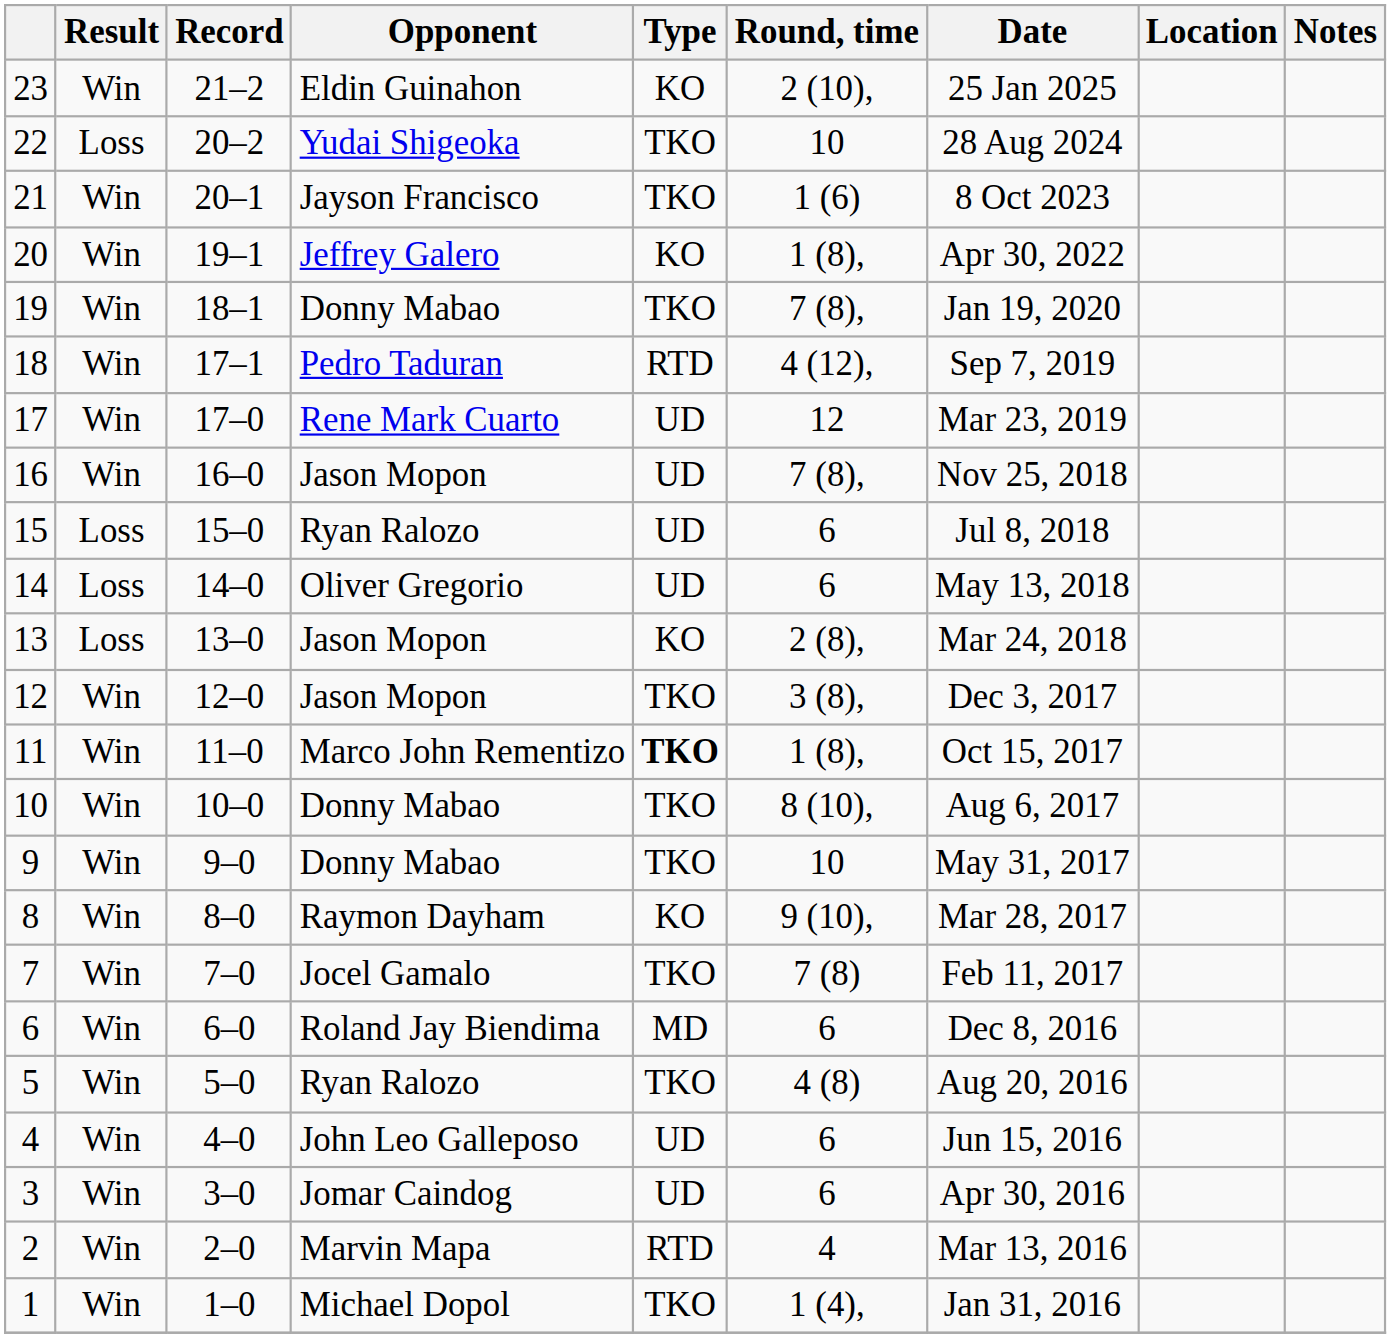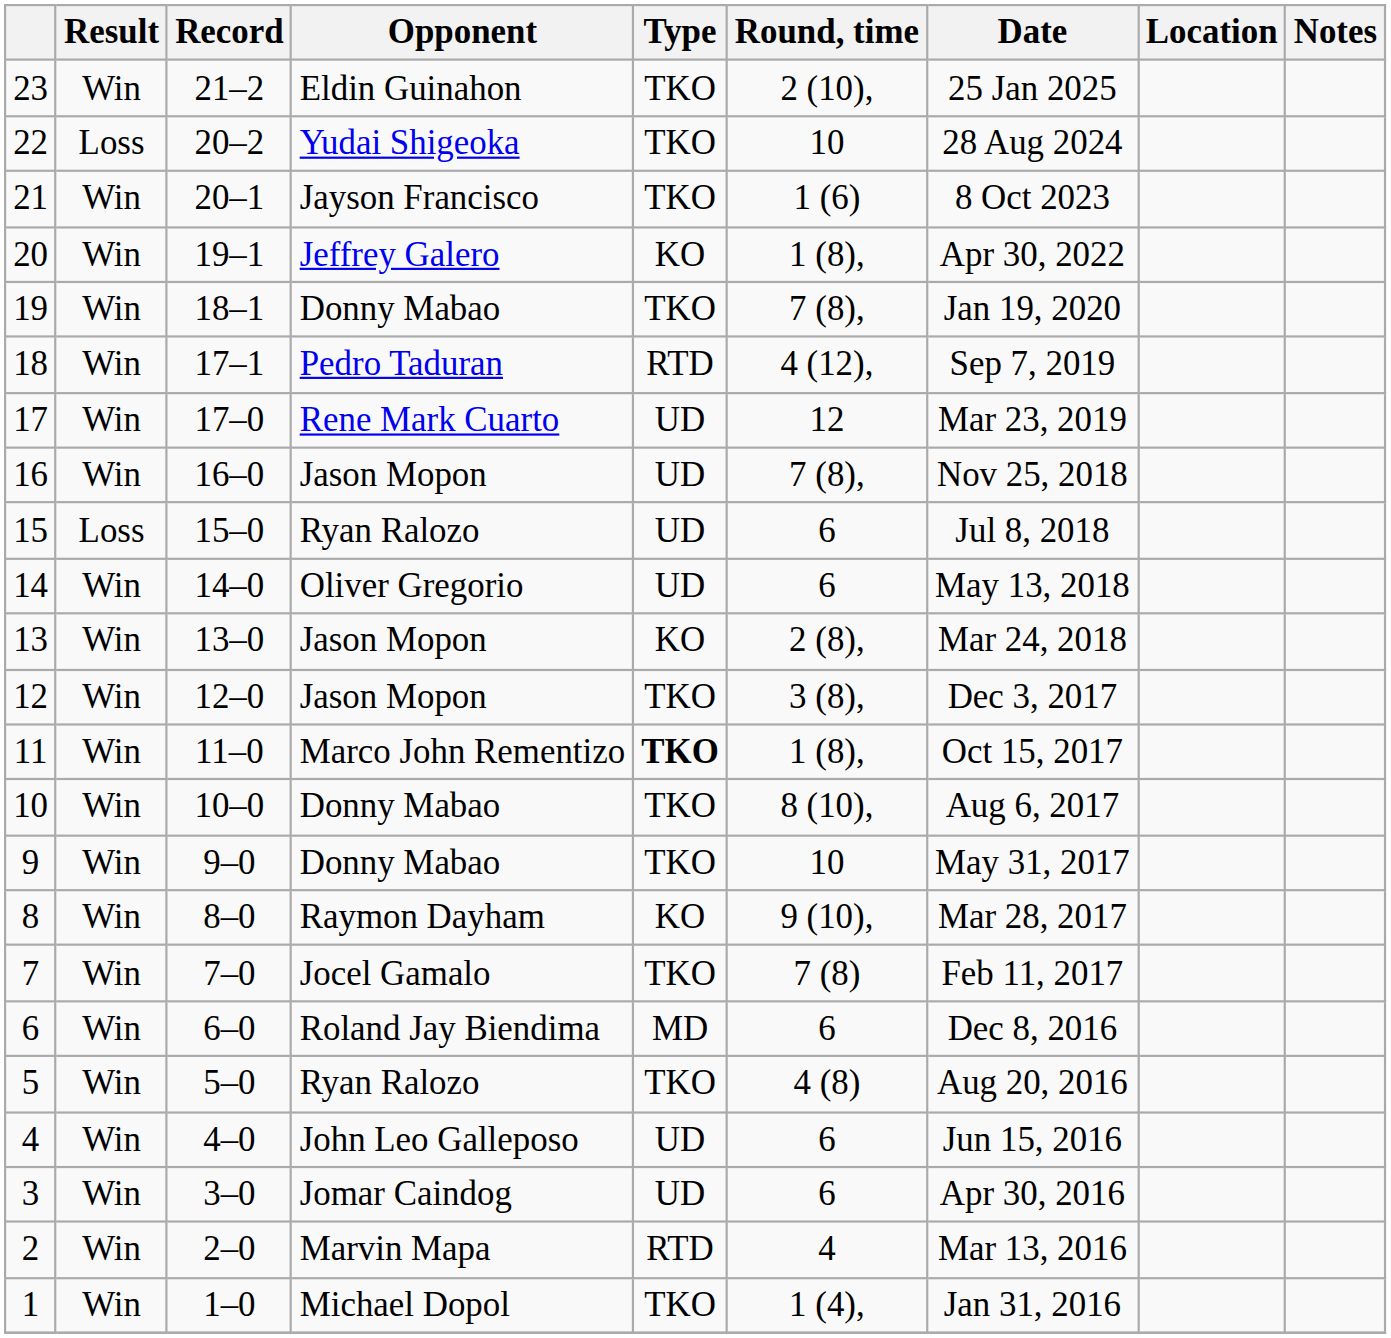(680, 87) KO -> (680, 87) TKO
(112, 585) Loss -> (112, 585) Win
(112, 640) Loss -> (112, 640) Win
